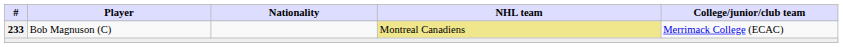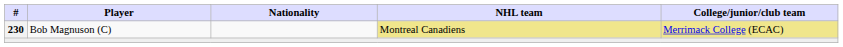(16, 29) 233 -> (16, 29) 230
(723, 29) no background -> (723, 29) khaki background
